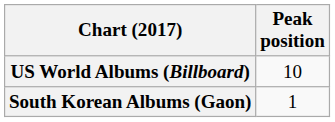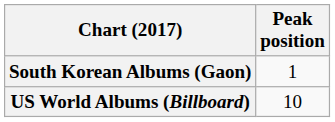rows swapped: (130, 101) <-> (130, 71)
